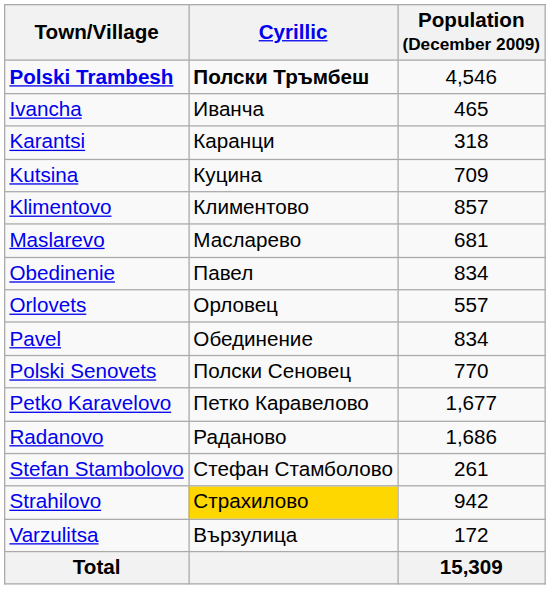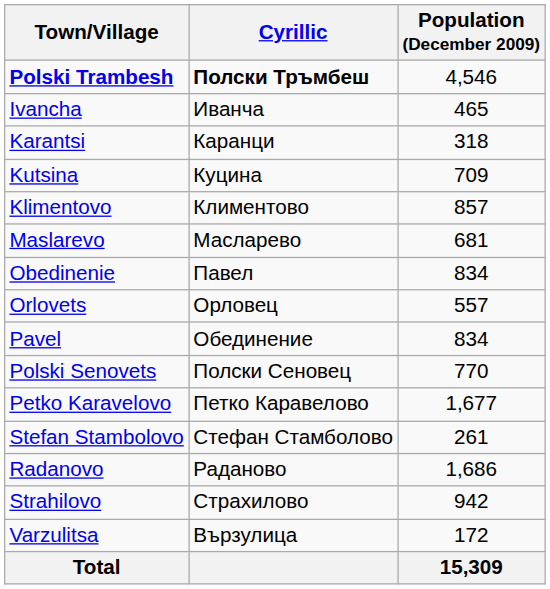rows swapped: (56, 436) <-> (97, 469)
(251, 502) gold background -> (251, 502) no background
